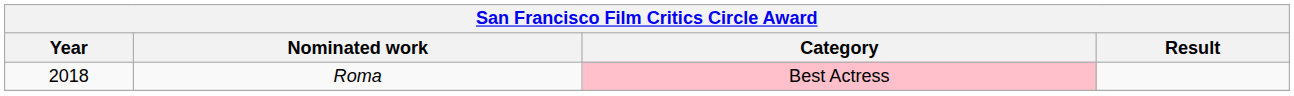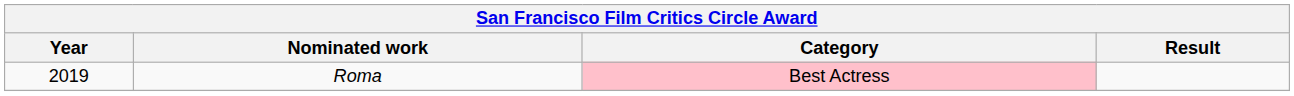(69, 76) 2018 -> (69, 76) 2019
